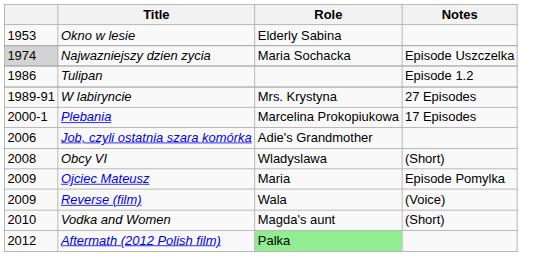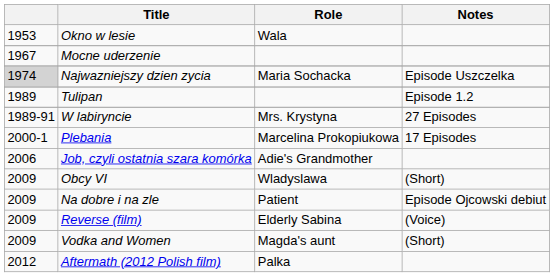(300, 35) Elderly Sabina -> (272, 35) Wala
+ row: (111, 55)
(22, 76) 1986 -> (22, 96) 1989
(22, 158) 2008 -> (22, 179) 2009
- row: (105, 179)
+ row: (110, 199)
(272, 199) Wala -> (300, 220) Elderly Sabina
(22, 220) 2010 -> (22, 240) 2009
(274, 240) lightgreen background -> (274, 261) no background
